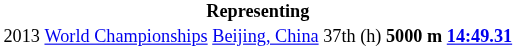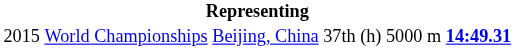(22, 36) 2013 -> (22, 36) 2015
(414, 36) bold -> (414, 36) normal
